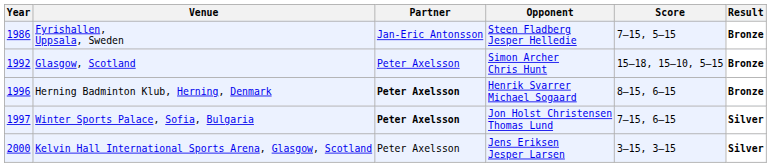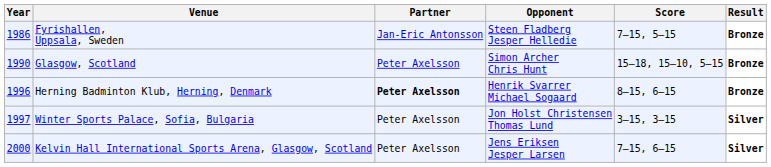(19, 63) 1992 -> (19, 63) 1990
(418, 120) bold -> (418, 120) normal
(646, 120) 7–15, 6–15 -> (646, 120) 3–15, 3–15
(646, 148) 3–15, 3–15 -> (646, 148) 7–15, 6–15
